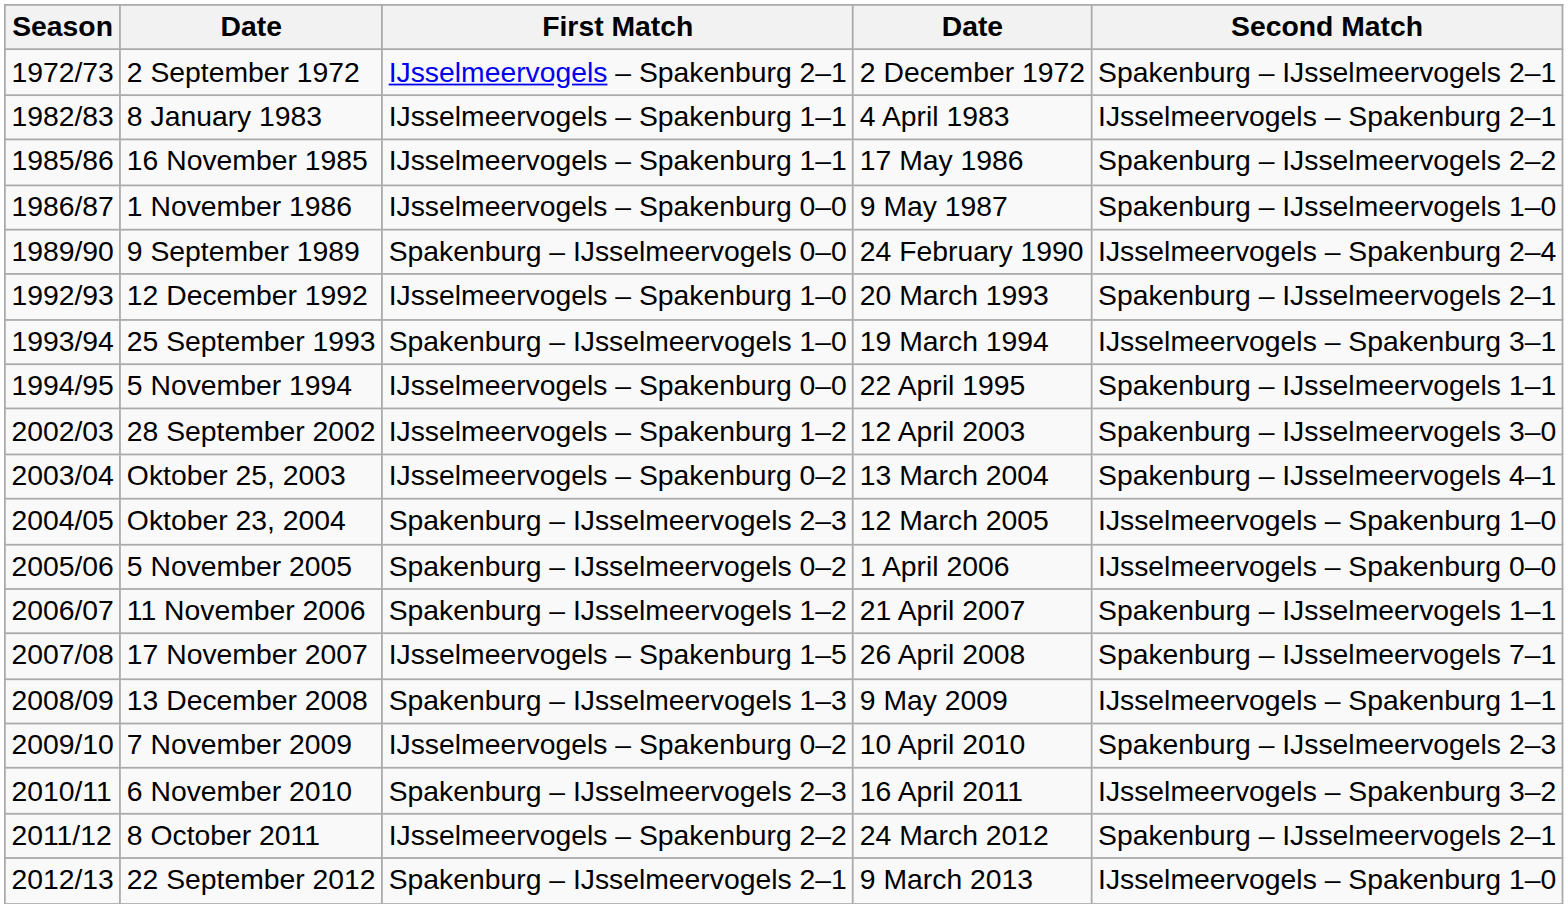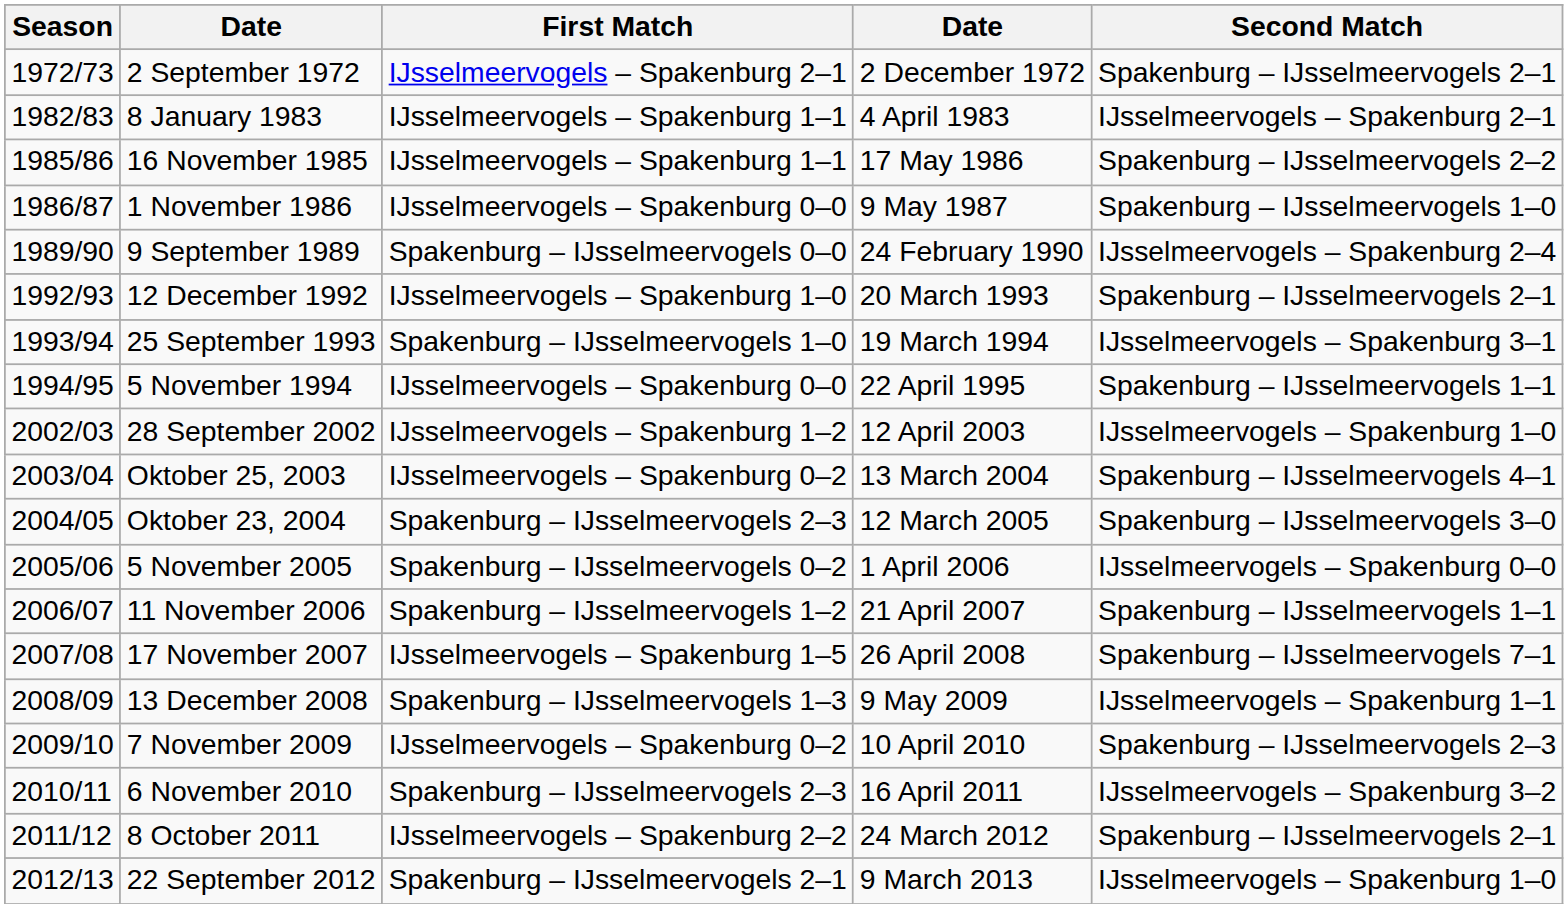(1327, 431) Spakenburg – IJsselmeervogels 3–0 -> (1327, 431) IJsselmeervogels – Spakenburg 1–0
(1327, 521) IJsselmeervogels – Spakenburg 1–0 -> (1327, 521) Spakenburg – IJsselmeervogels 3–0
